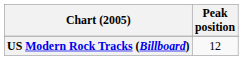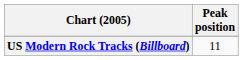(215, 45) 12 -> (215, 45) 11
